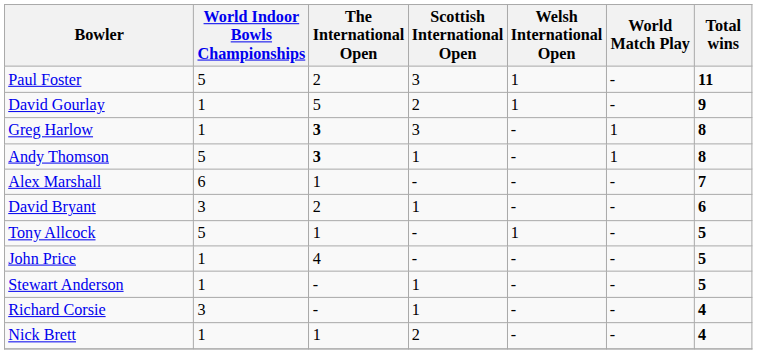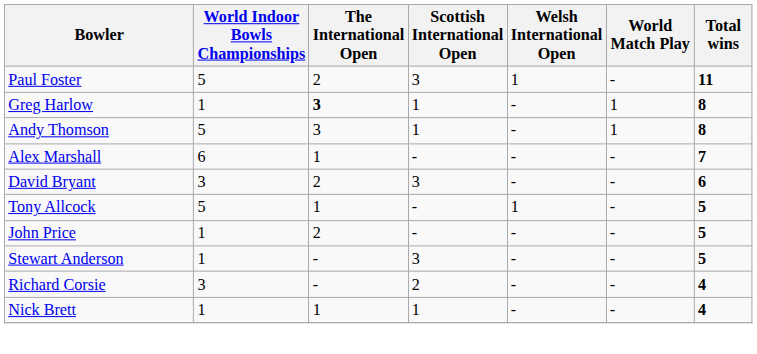- row: (56, 104)
(416, 130) 3 -> (416, 104) 1
(317, 156) bold -> (317, 130) normal
(416, 207) 1 -> (416, 181) 3
(317, 258) 4 -> (317, 233) 2
(416, 284) 1 -> (416, 258) 3
(416, 309) 1 -> (416, 284) 2
(416, 335) 2 -> (416, 309) 1
